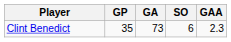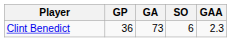(127, 28) 35 -> (127, 28) 36
